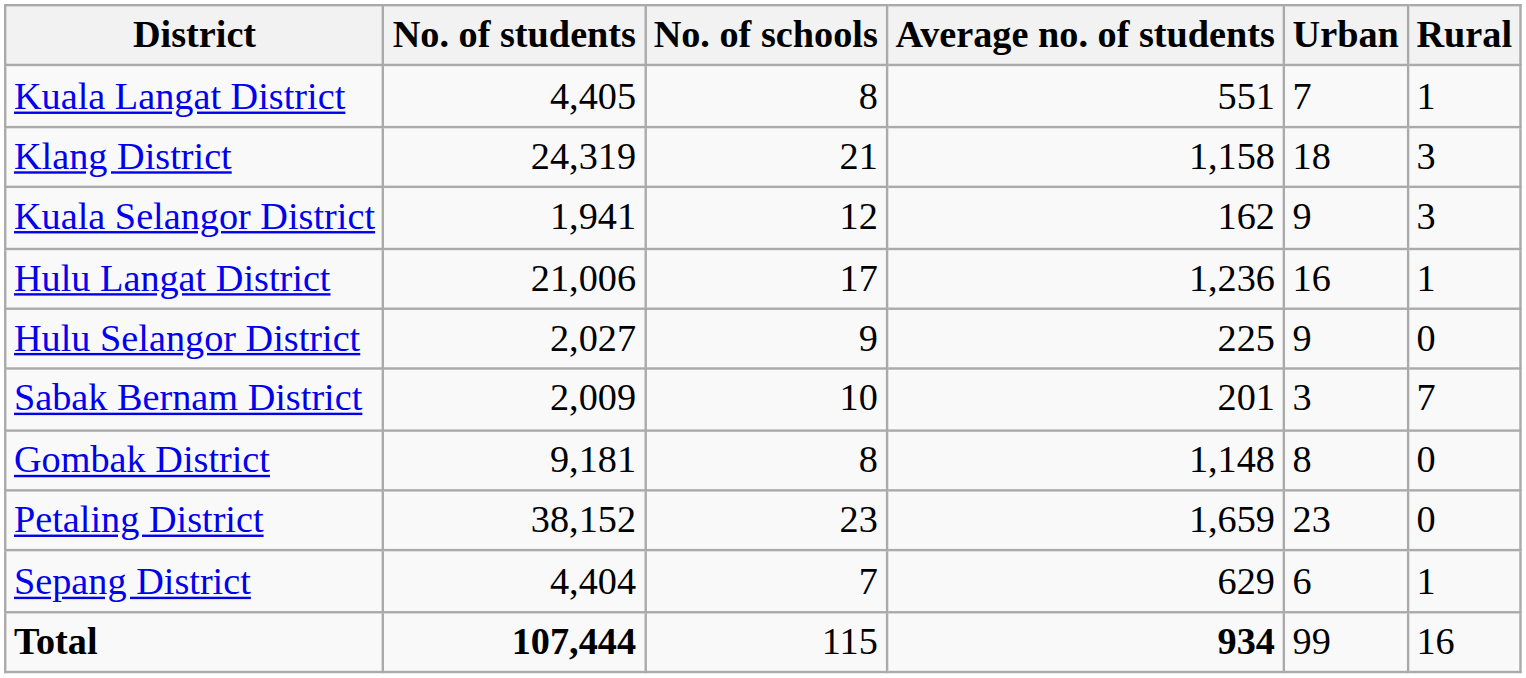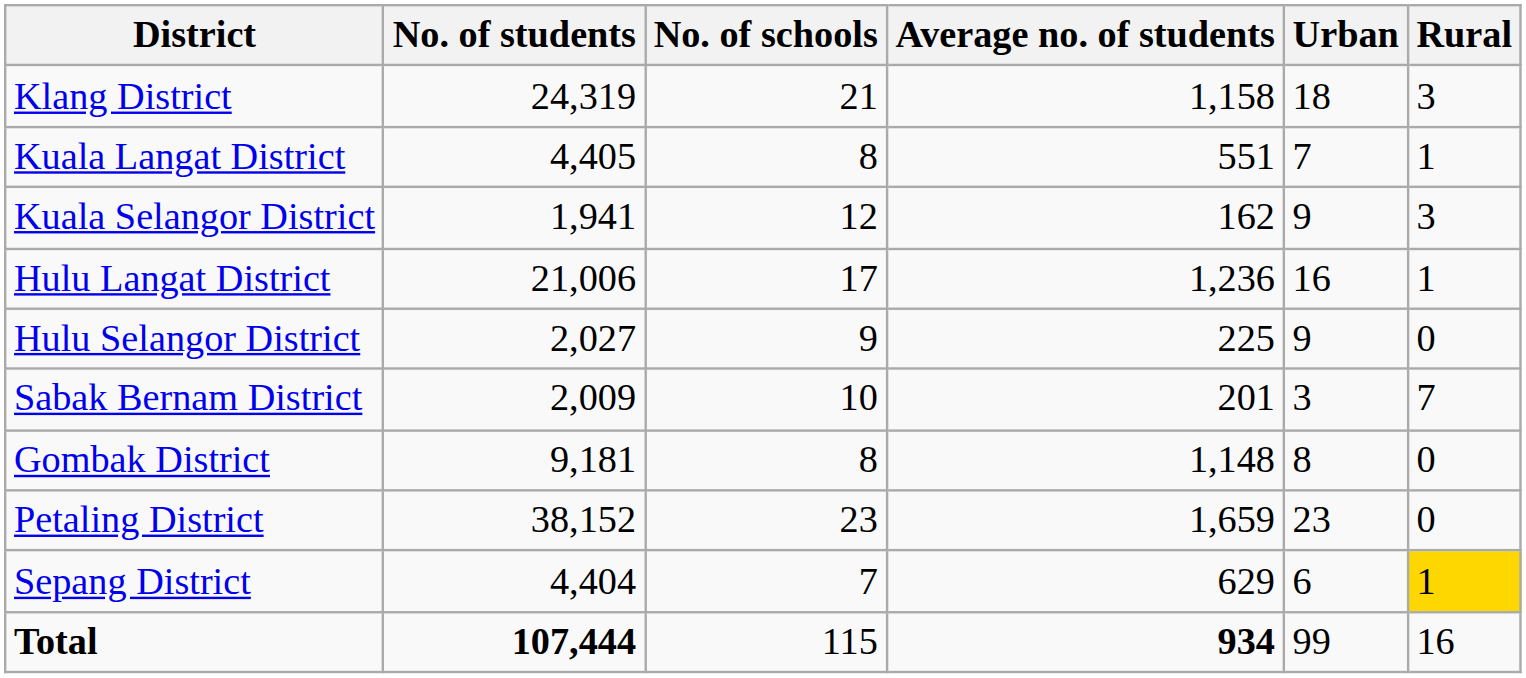rows swapped: (123, 156) <-> (180, 95)
(1426, 580) no background -> (1426, 580) gold background
